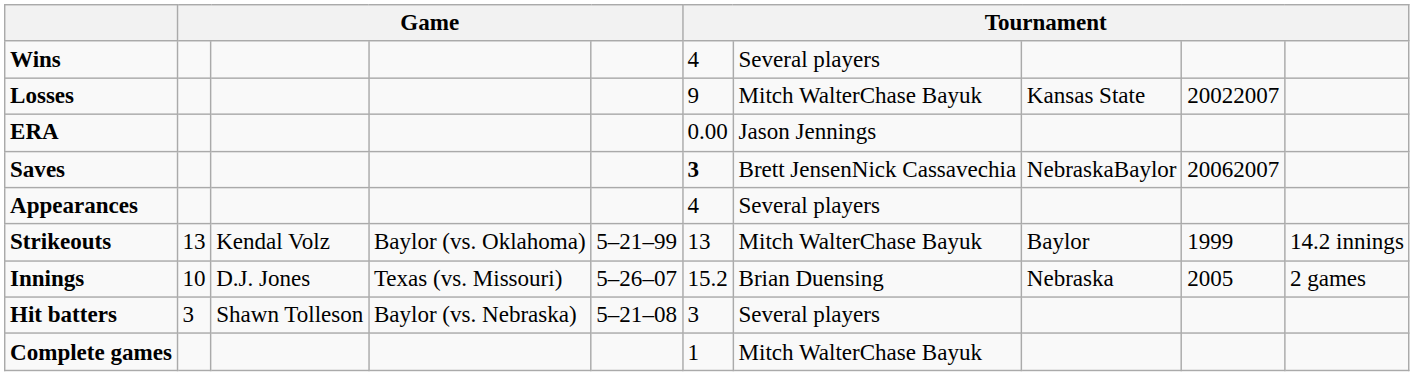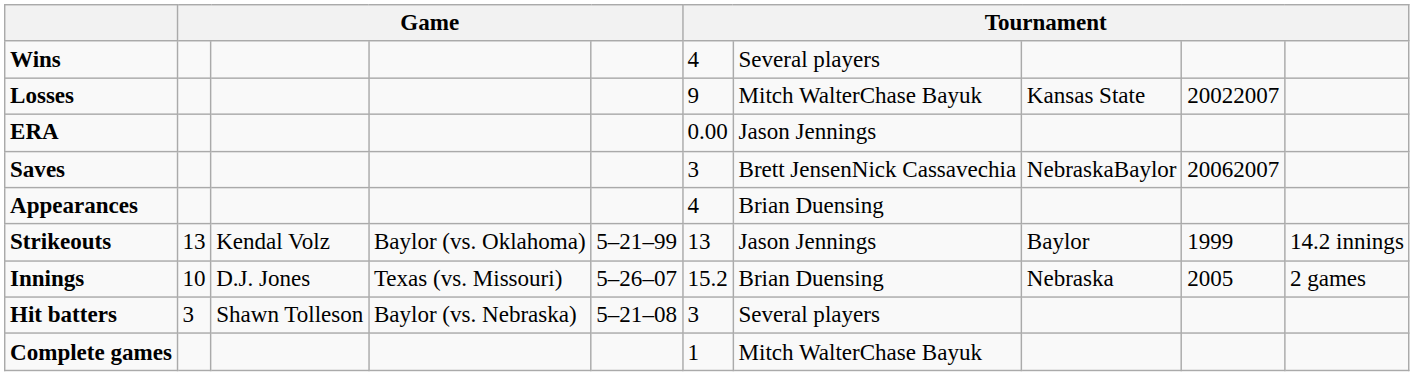(693, 168) bold -> (693, 168) normal
(809, 205) Several players -> (811, 205) Brian Duensing
(860, 242) Mitch WalterChase Bayuk -> (807, 242) Jason Jennings
